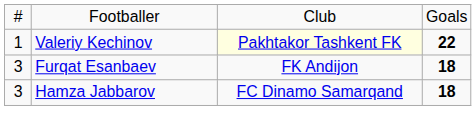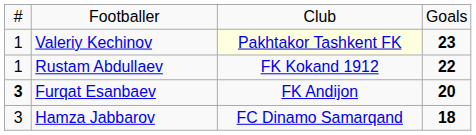(447, 42) 22 -> (447, 42) 23
+ row: (99, 67)
(18, 67) normal -> (18, 92) bold
(447, 67) 18 -> (447, 92) 20
